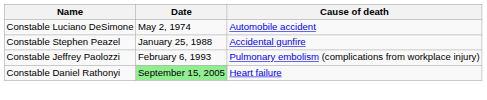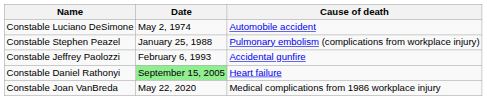(268, 42) Accidental gunfire -> (354, 42) Pulmonary embolism (complications from workplace injury)
(354, 57) Pulmonary embolism (complications from workplace injury) -> (268, 57) Accidental gunfire
+ row: (62, 88)
